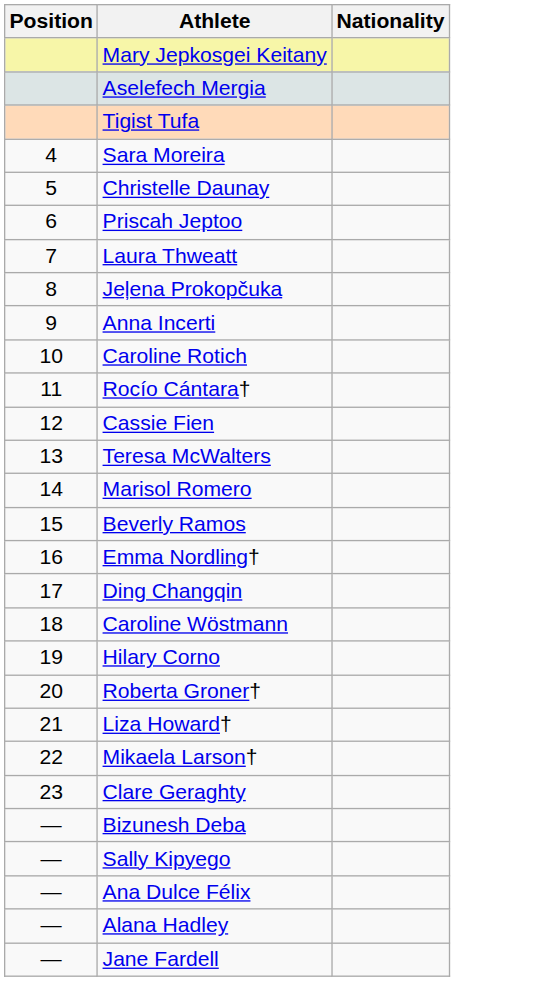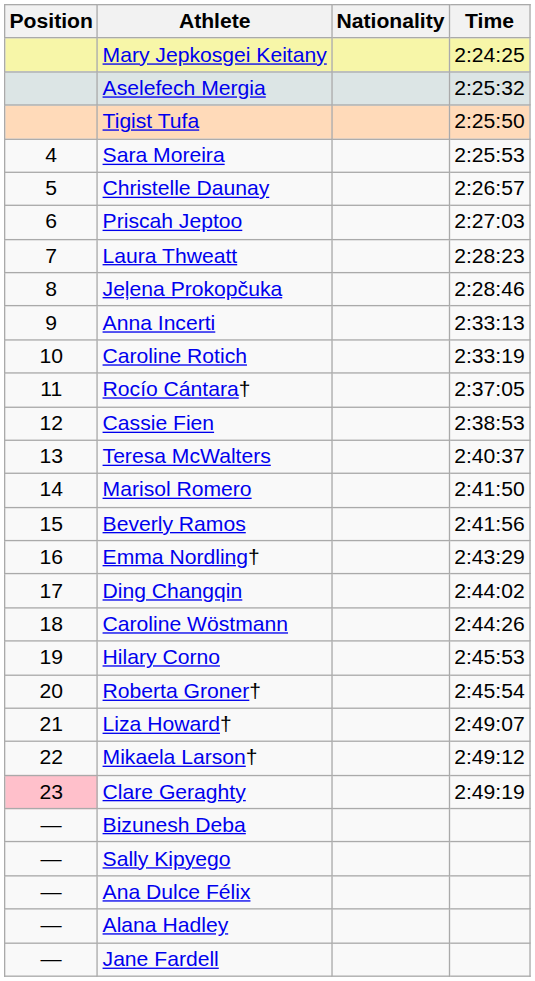+ column: (489, 21)
(51, 791) no background -> (51, 791) pink background
